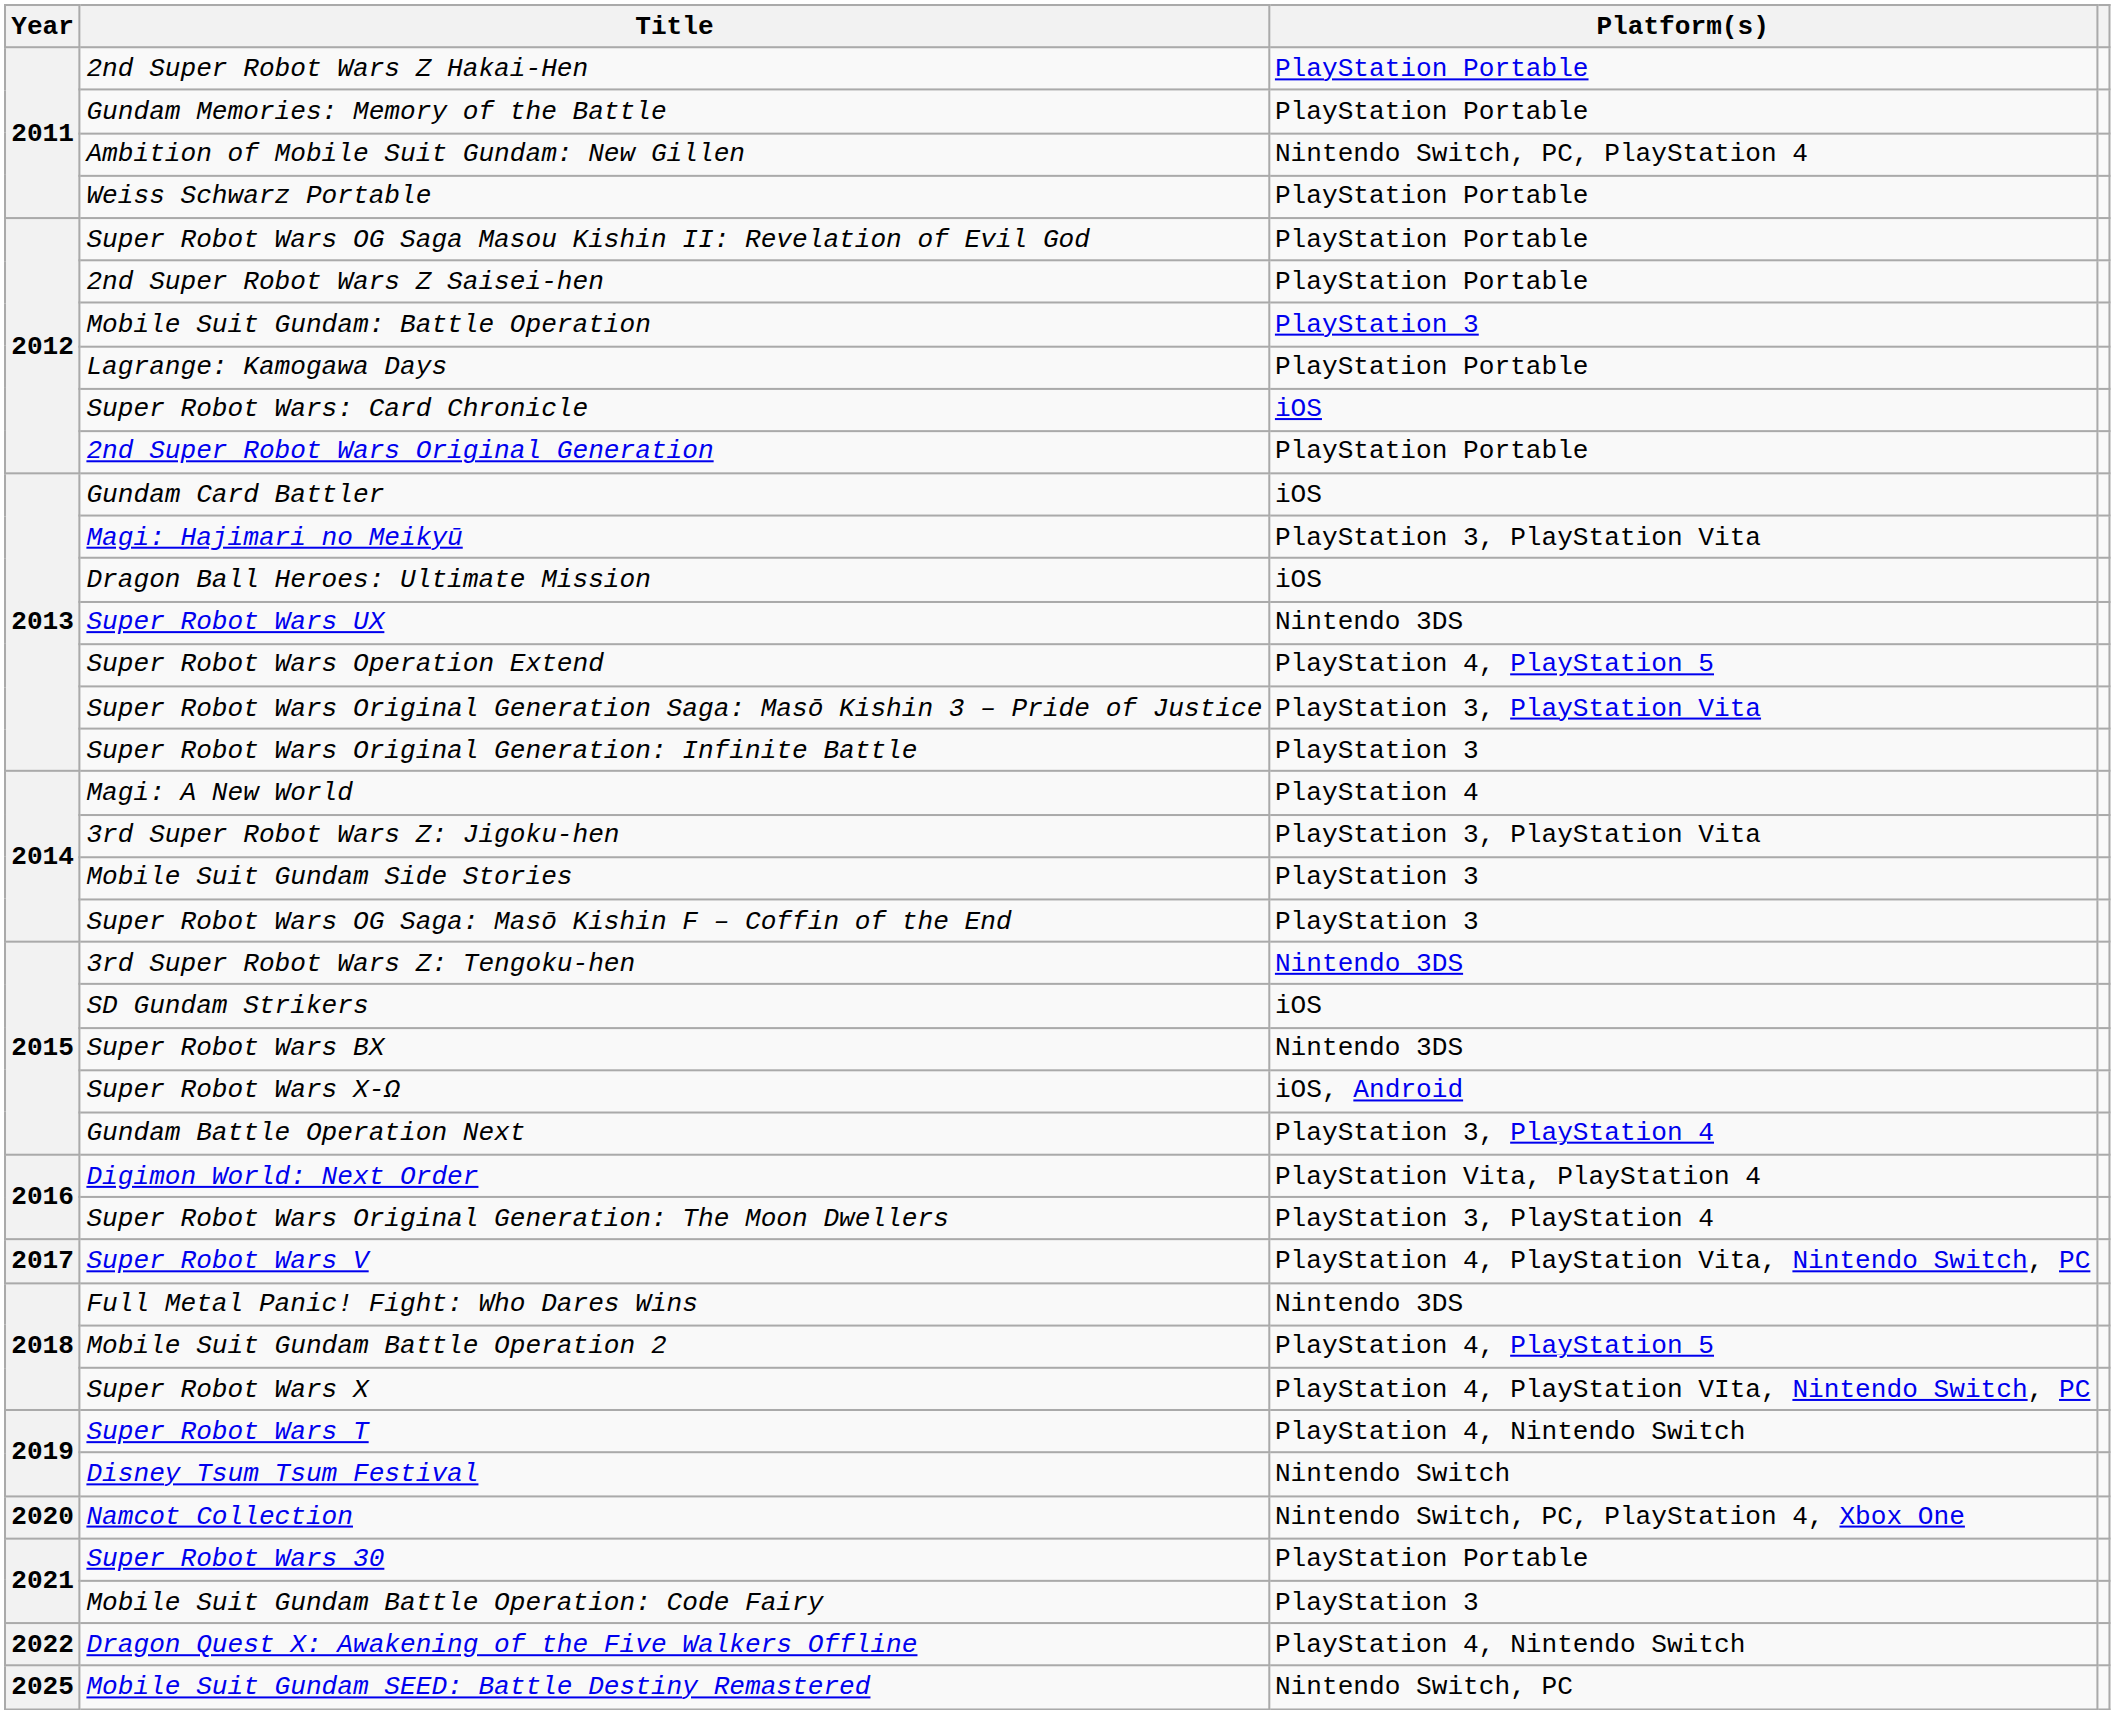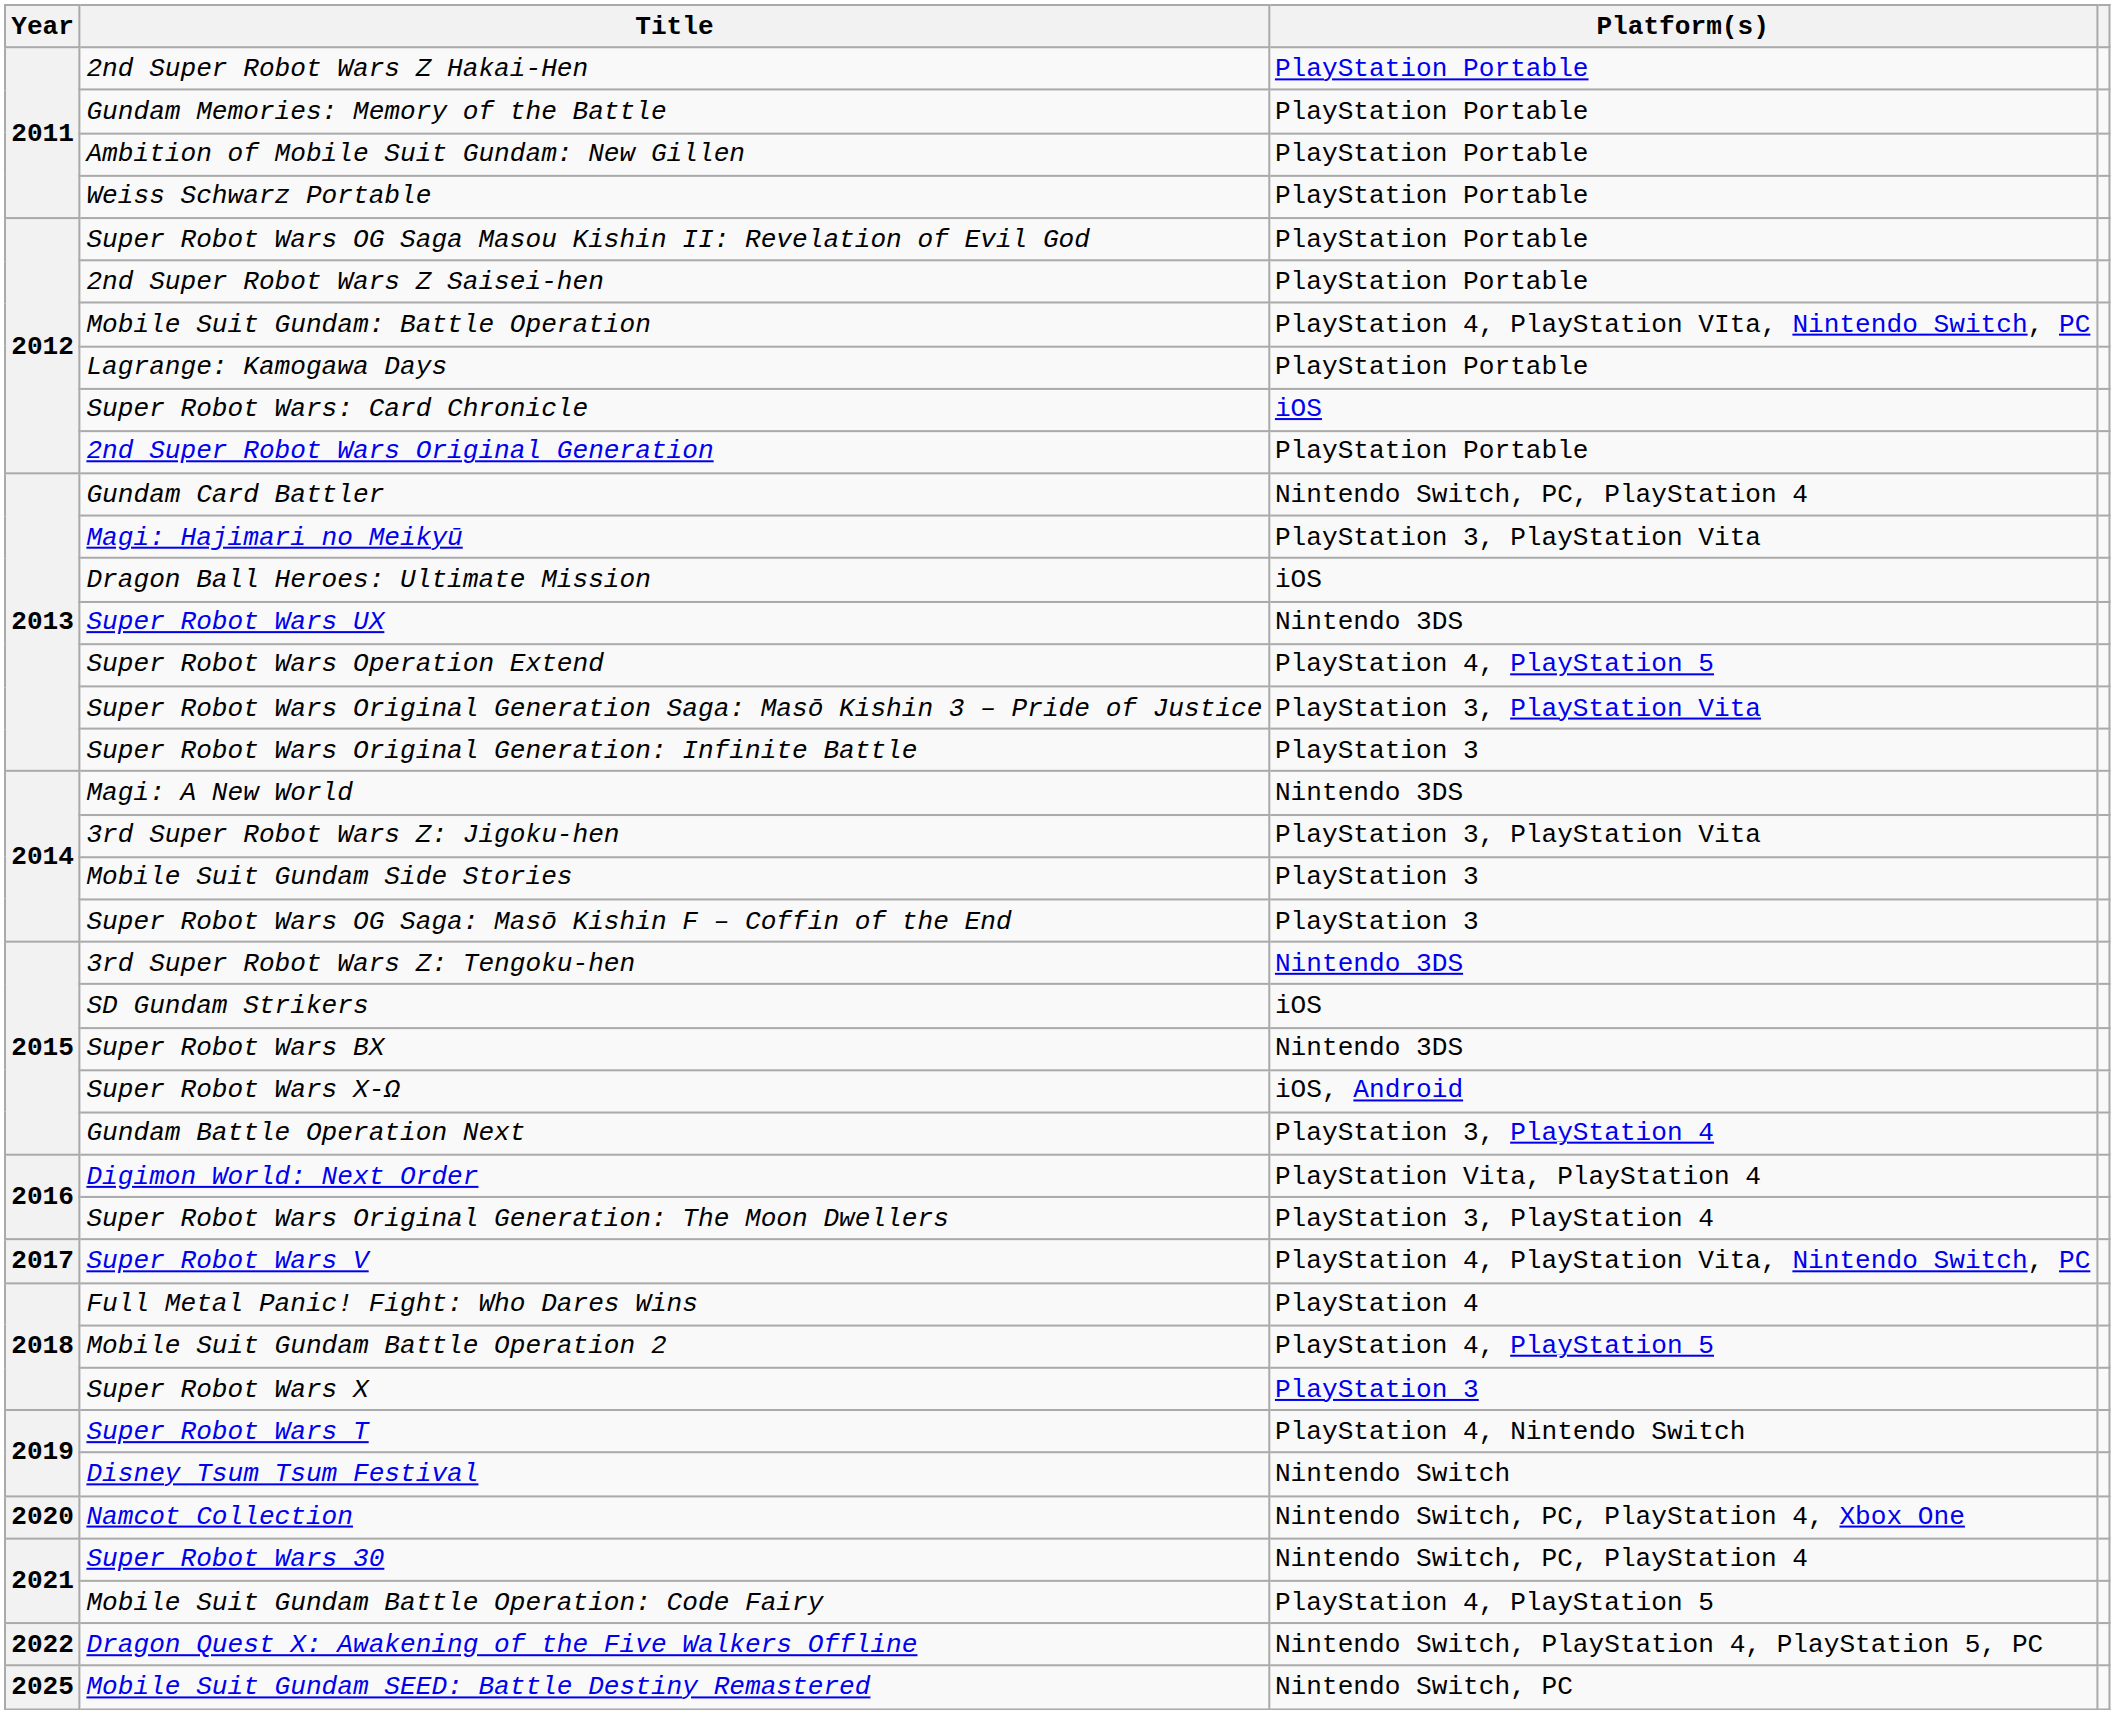(1541, 154) Nintendo Switch, PC, PlayStation 4 -> (1432, 154) PlayStation Portable
(1377, 324) PlayStation 3 -> (1683, 324) PlayStation 4, PlayStation VIta, Nintendo Switch, PC
(1298, 495) iOS -> (1541, 495) Nintendo Switch, PC, PlayStation 4
(1377, 793) PlayStation 4 -> (1369, 793) Nintendo 3DS
(1369, 1304) Nintendo 3DS -> (1377, 1304) PlayStation 4
(1683, 1389) PlayStation 4, PlayStation VIta, Nintendo Switch, PC -> (1377, 1389) PlayStation 3
(1432, 1559) PlayStation Portable -> (1541, 1559) Nintendo Switch, PC, PlayStation 4
(1377, 1602) PlayStation 3 -> (1494, 1602) PlayStation 4, PlayStation 5
(1510, 1645) PlayStation 4, Nintendo Switch -> (1659, 1645) Nintendo Switch, PlayStation 4, PlayStation 5, PC
